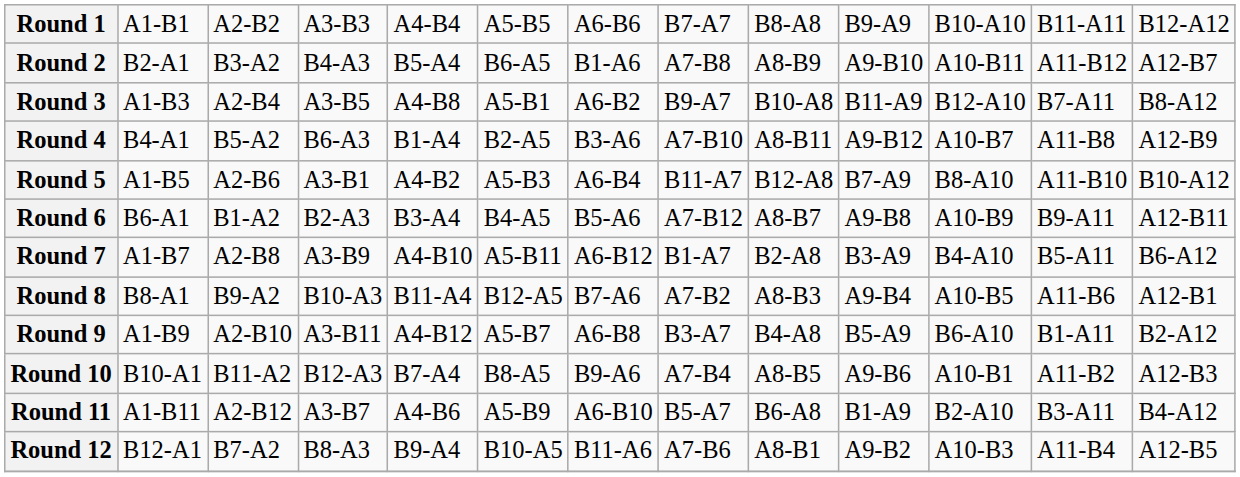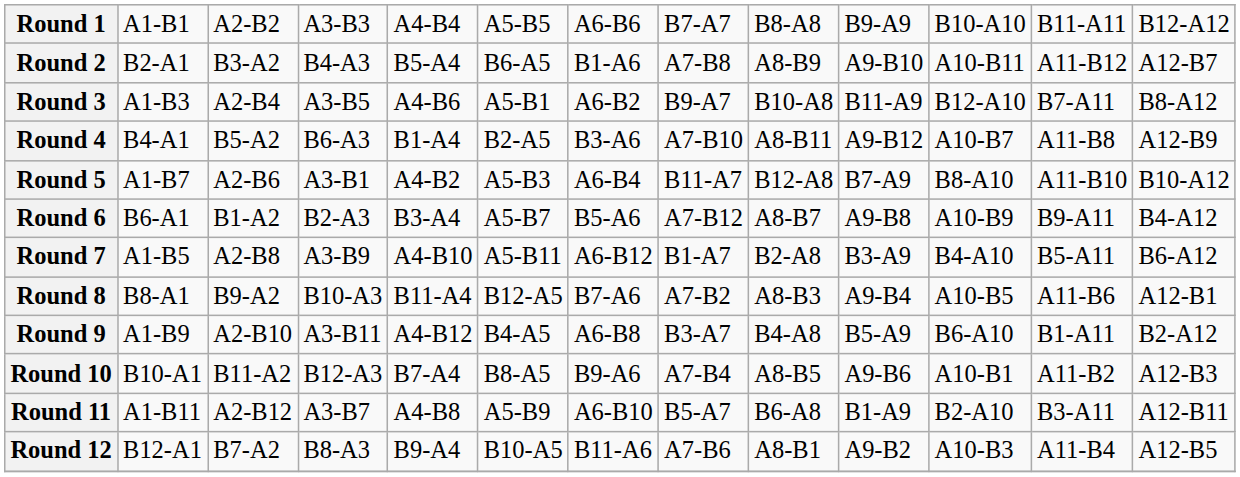(427, 101) A4-B8 -> (427, 101) A4-B6
(156, 179) A1-B5 -> (156, 179) A1-B7
(517, 218) B4-A5 -> (517, 218) A5-B7
(1184, 218) A12-B11 -> (1178, 218) B4-A12
(156, 256) A1-B7 -> (156, 256) A1-B5
(517, 334) A5-B7 -> (517, 334) B4-A5
(427, 412) A4-B6 -> (427, 412) A4-B8
(1178, 412) B4-A12 -> (1184, 412) A12-B11
